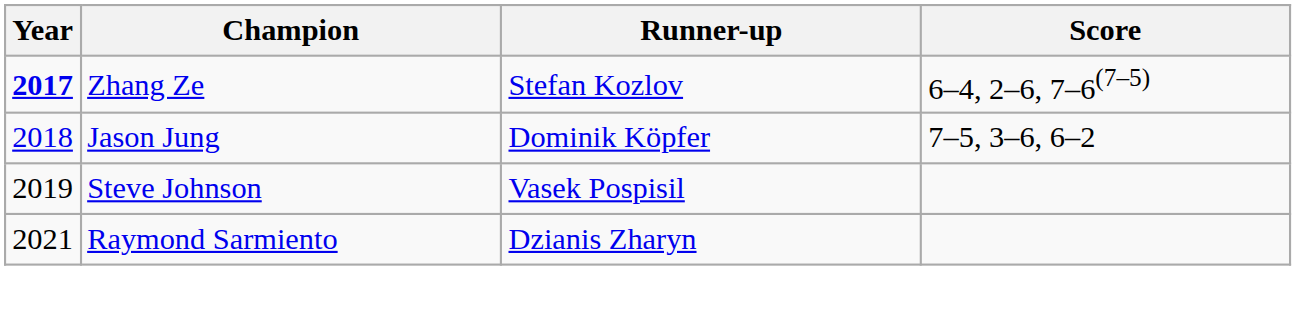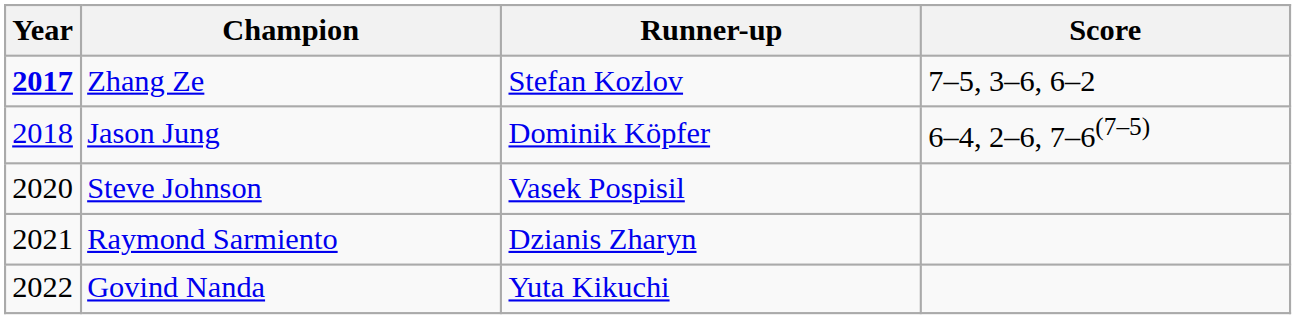(1039, 84) 6–4, 2–6, 7–6(7–5) -> (1012, 80) 7–5, 3–6, 6–2
(1012, 138) 7–5, 3–6, 6–2 -> (1039, 134) 6–4, 2–6, 7–6(7–5)
(43, 188) 2019 -> (43, 188) 2020
+ row: (176, 288)
